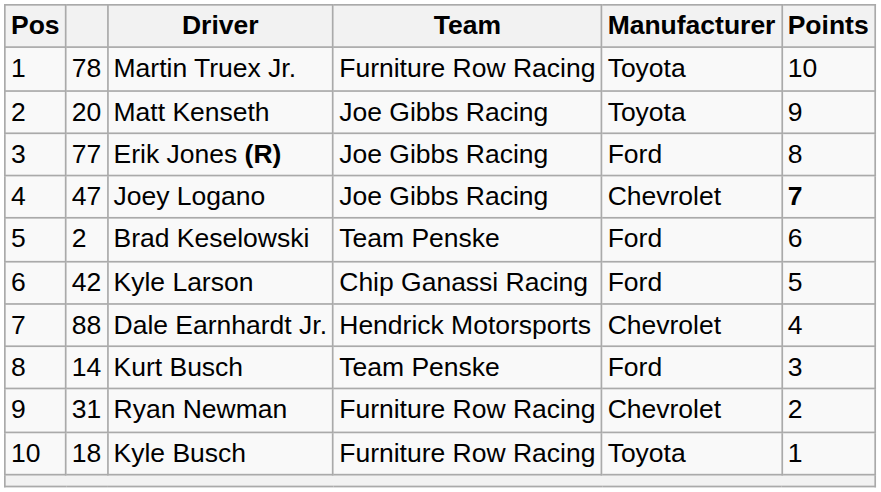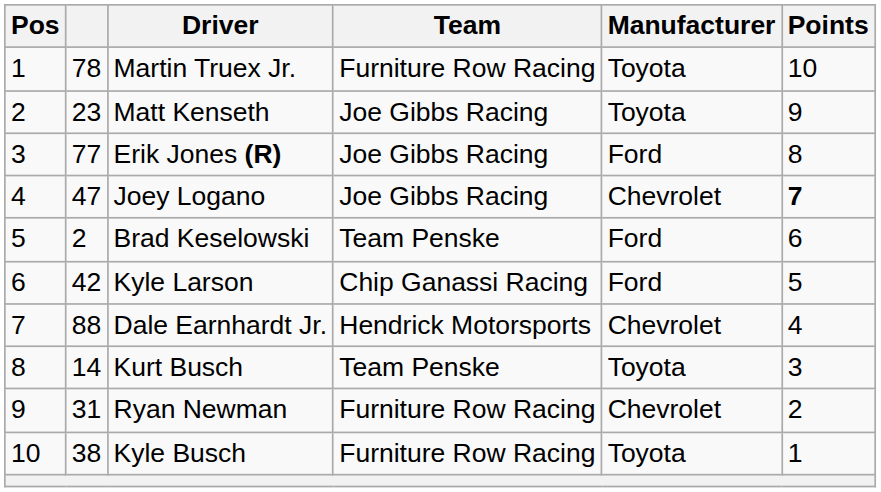(87, 110) 20 -> (87, 110) 23
(635, 366) Ford -> (647, 366) Toyota
(87, 452) 18 -> (87, 452) 38
